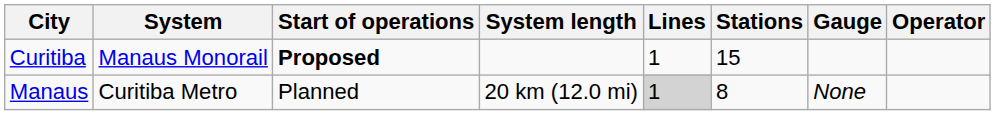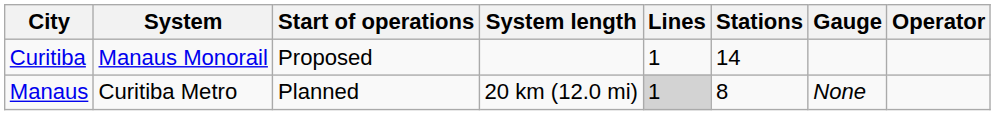(329, 57) bold -> (325, 57) normal
(728, 57) 15 -> (728, 57) 14
